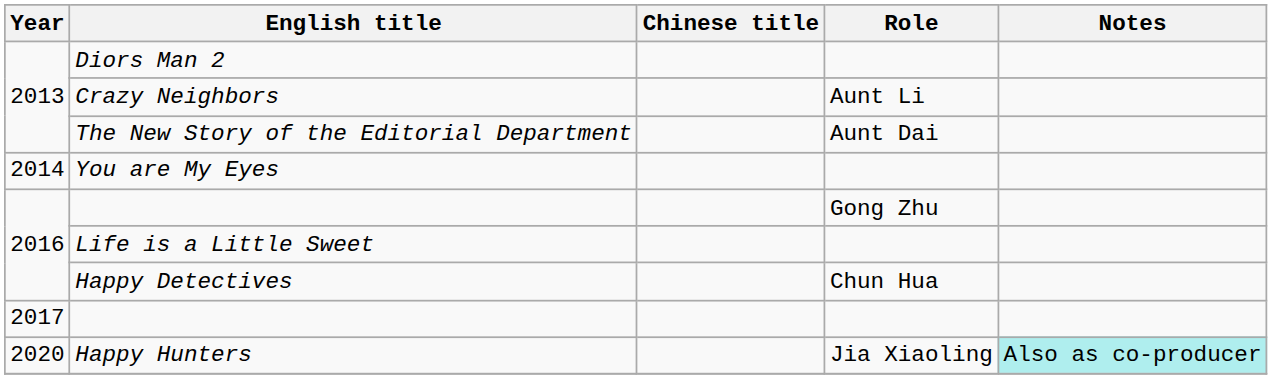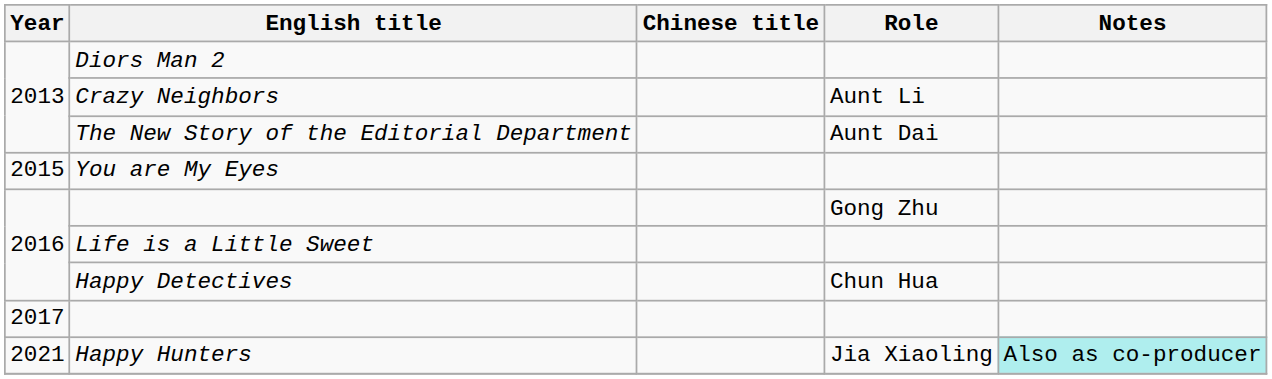(37, 171) 2014 -> (37, 171) 2015
(37, 355) 2020 -> (37, 355) 2021
